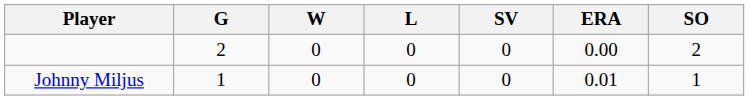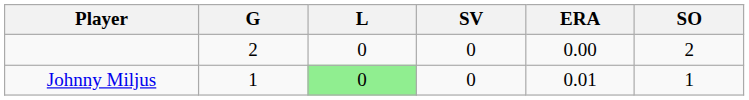- column: (316, 19)
(411, 79) no background -> (362, 79) lightgreen background
